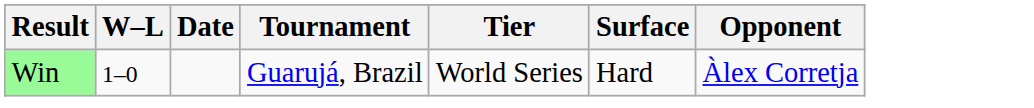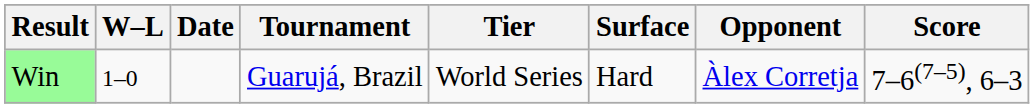+ column: (947, 27)
